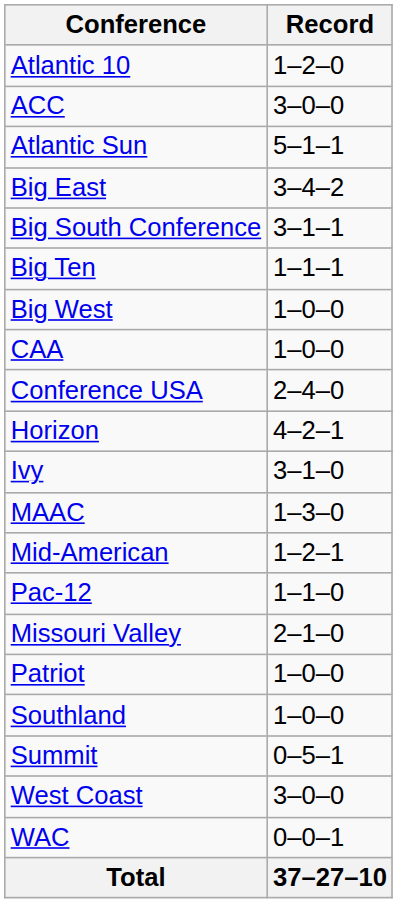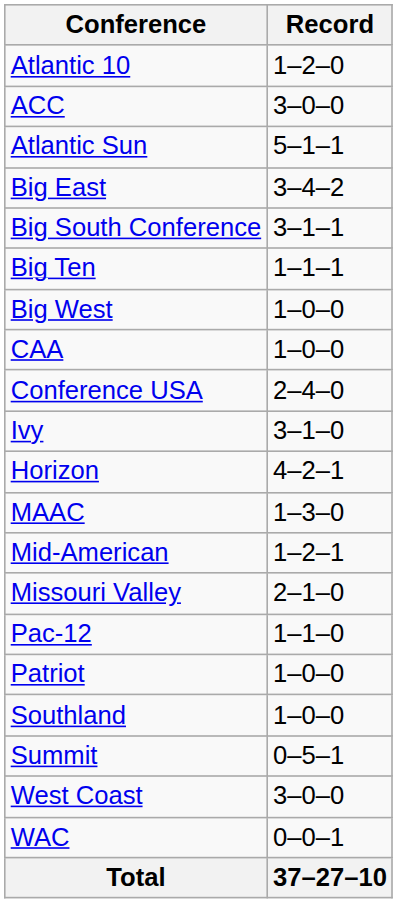rows swapped: (55, 430) <-> (27, 471)
rows swapped: (96, 633) <-> (51, 593)
